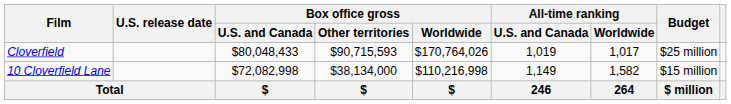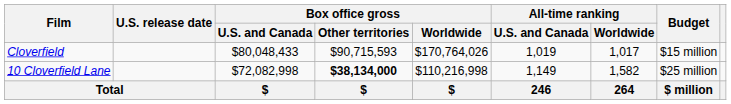(689, 52) $25 million -> (689, 52) $15 million
(364, 71) normal -> (364, 71) bold
(689, 71) $15 million -> (689, 71) $25 million
